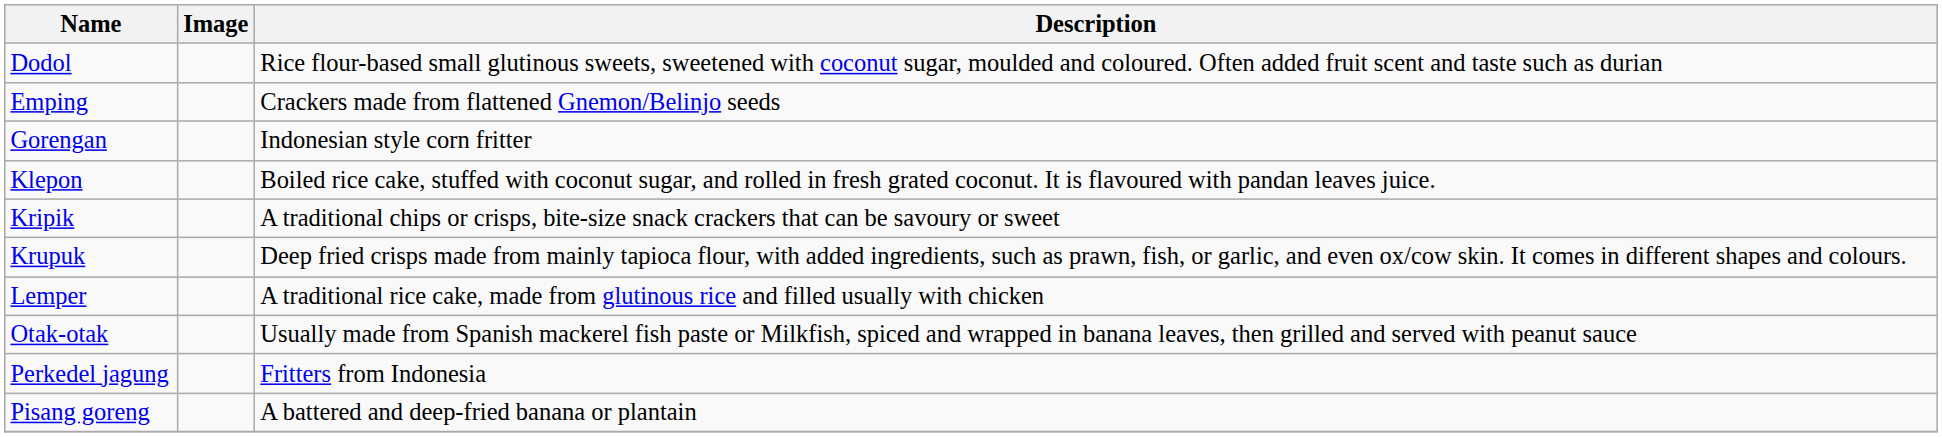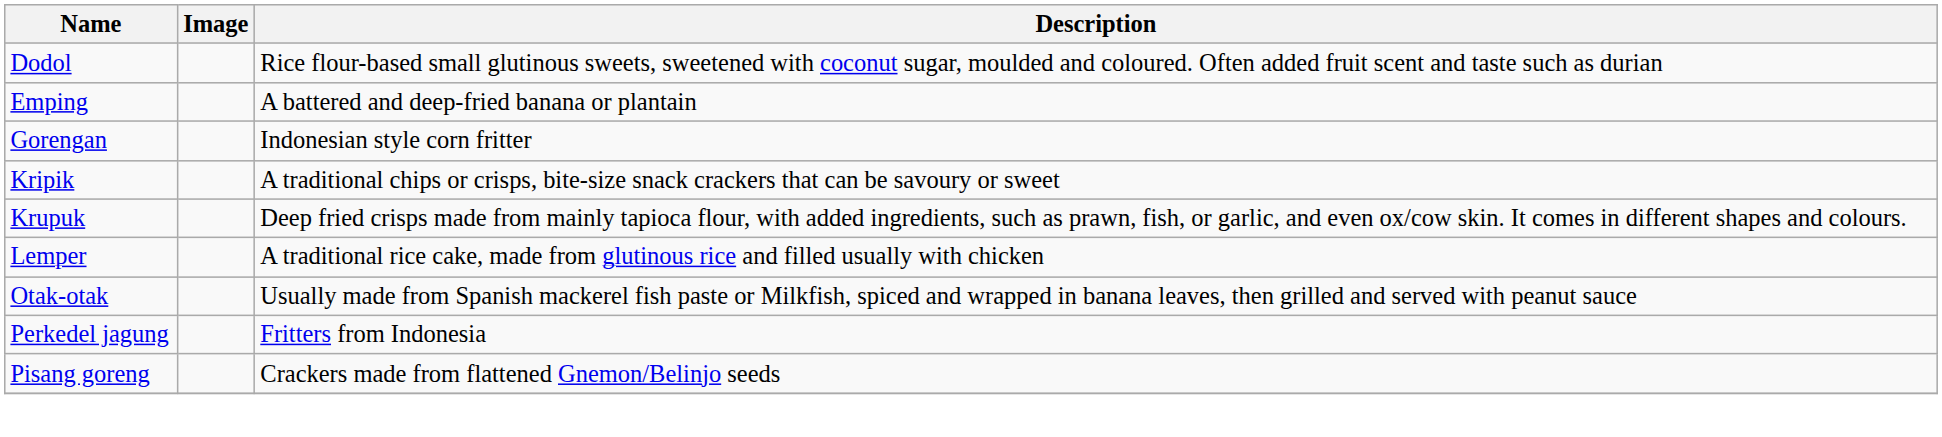(520, 101) Crackers made from flattened Gnemon/Belinjo seeds -> (478, 101) A battered and deep-fried banana or plantain
- row: (46, 179)
(478, 412) A battered and deep-fried banana or plantain -> (520, 373) Crackers made from flattened Gnemon/Belinjo seeds
